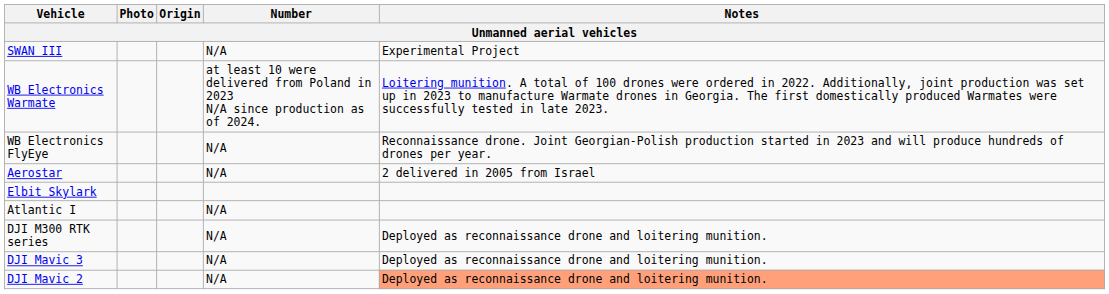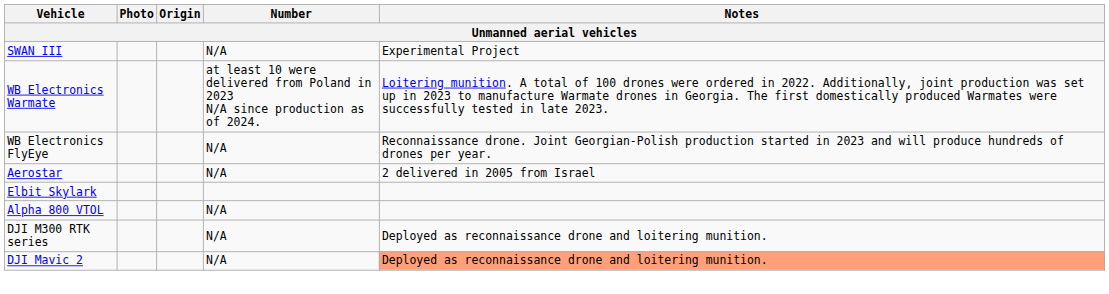- row: (42, 210)
+ row: (55, 210)
- row: (45, 261)
